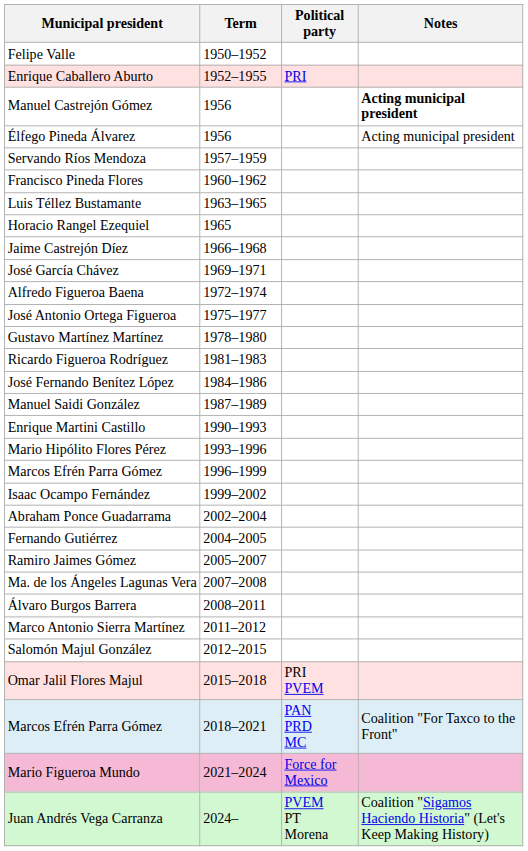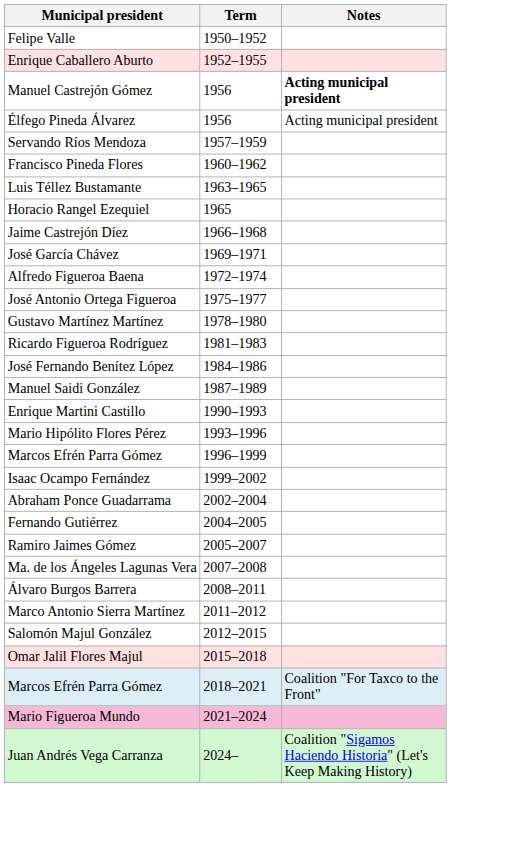- column: (320, 23)
